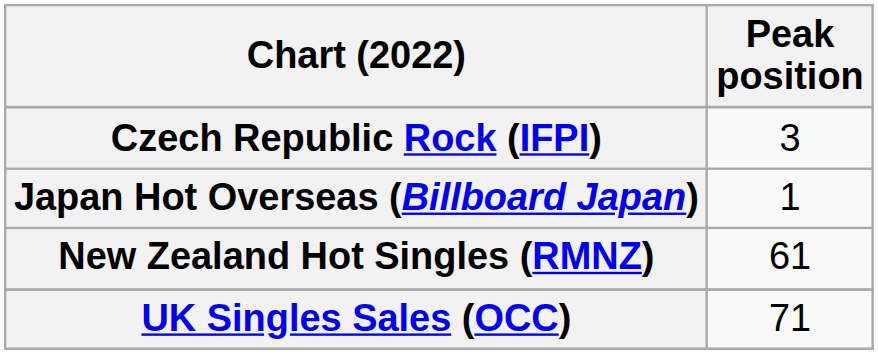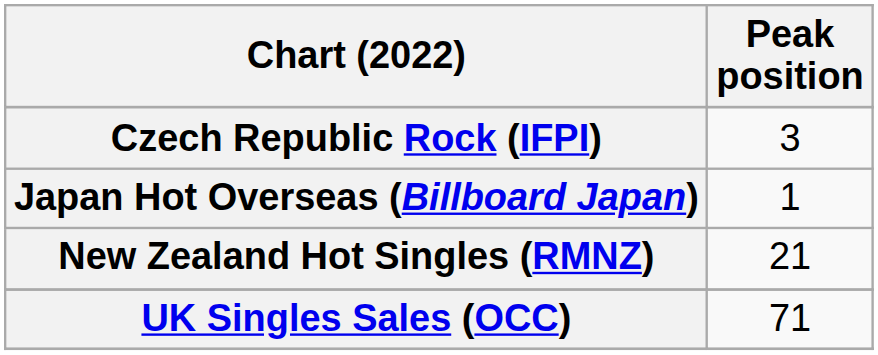(790, 257) 61 -> (790, 257) 21
